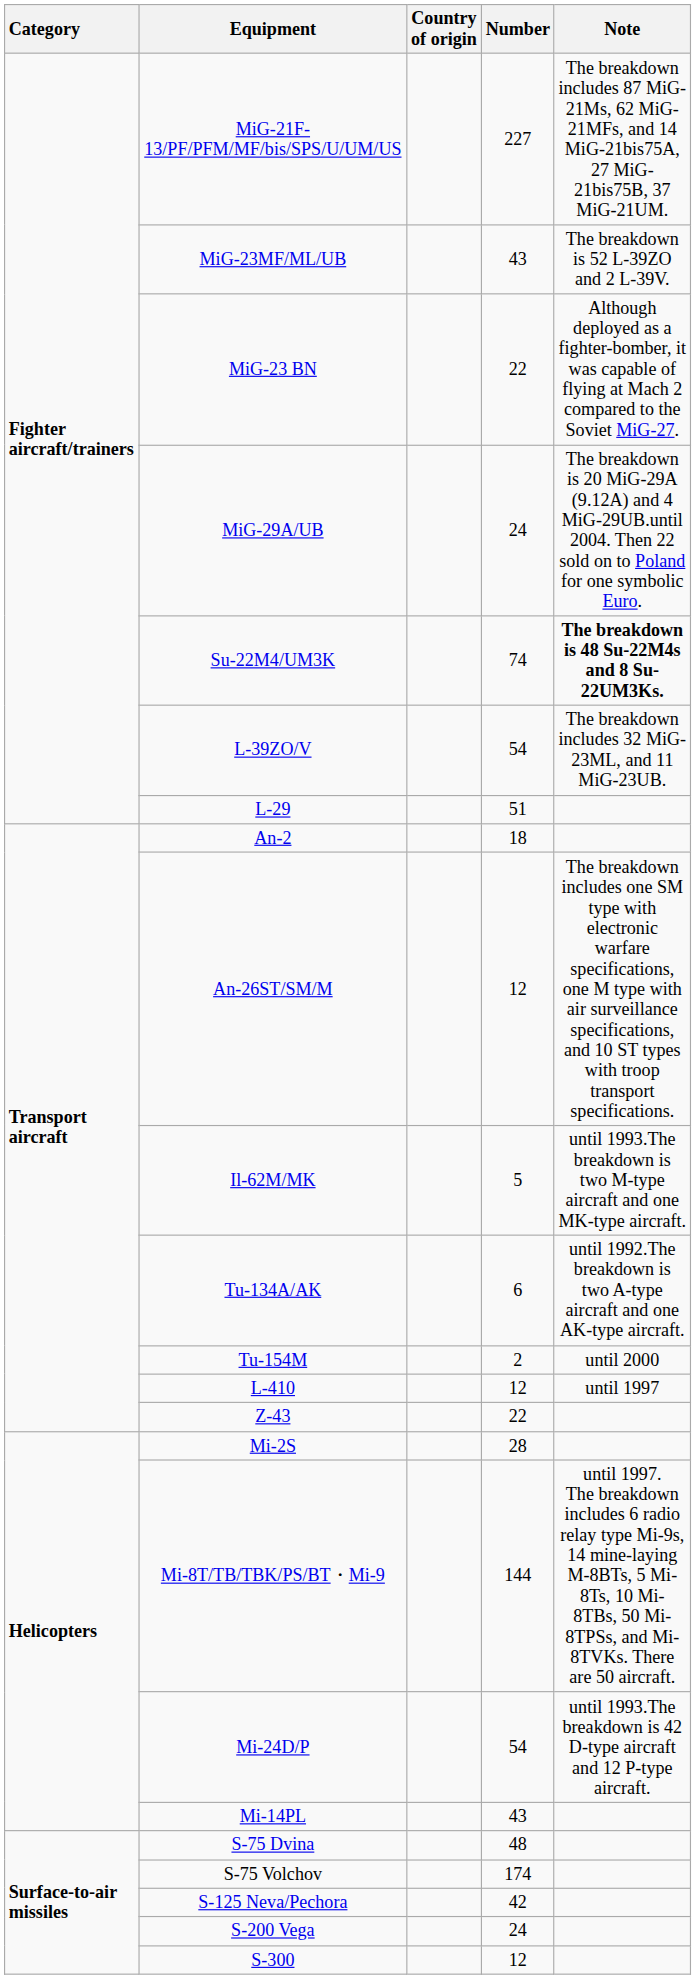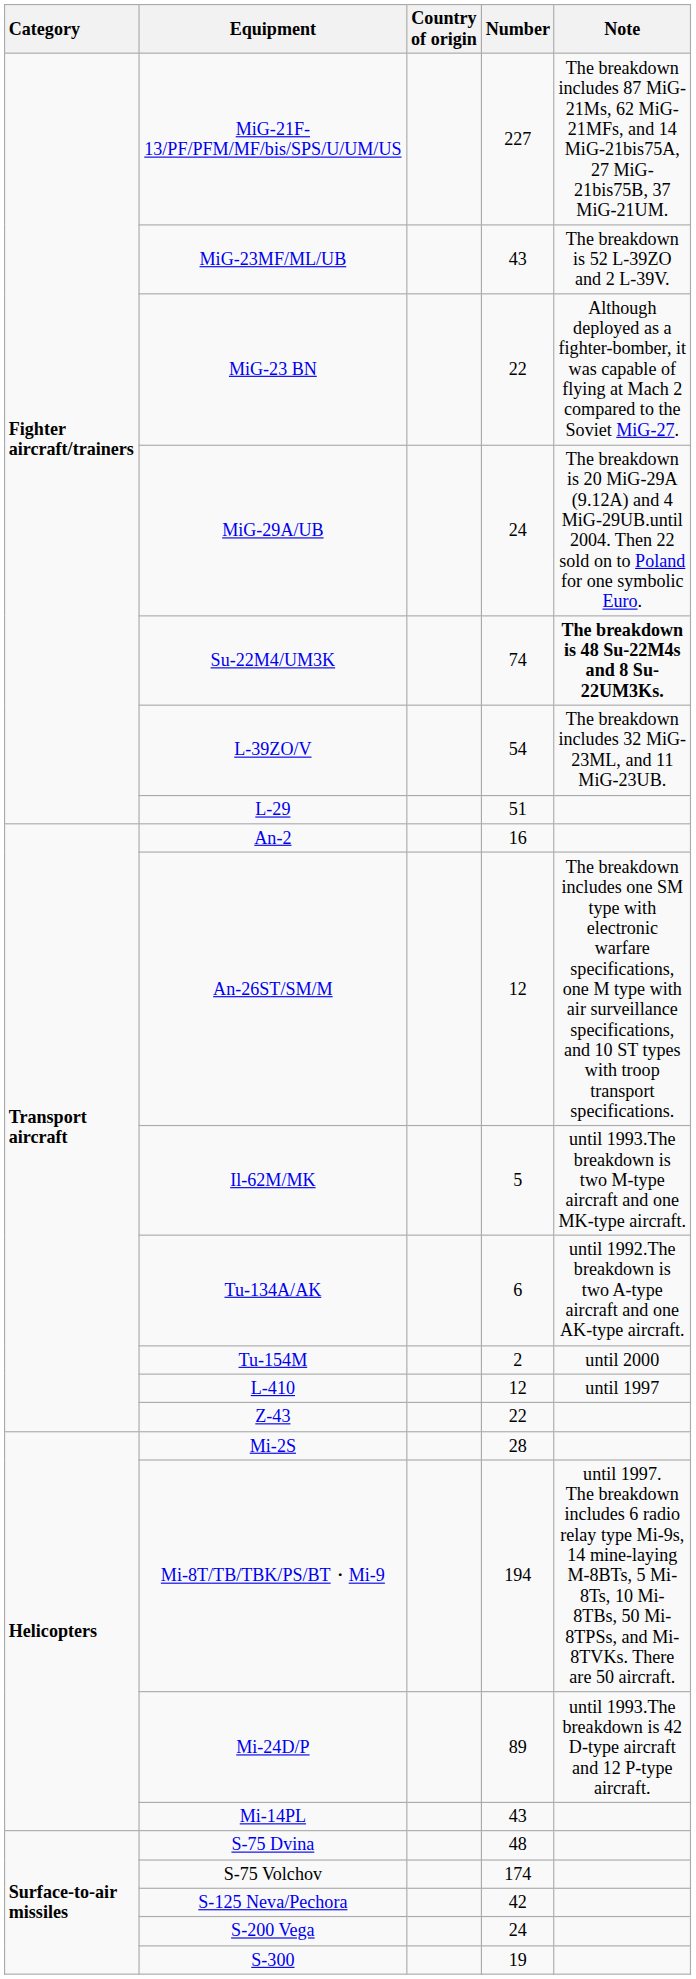(518, 838) 18 -> (518, 838) 16
(518, 1575) 144 -> (518, 1575) 194
(518, 1747) 54 -> (518, 1747) 89
(518, 1959) 12 -> (518, 1959) 19
